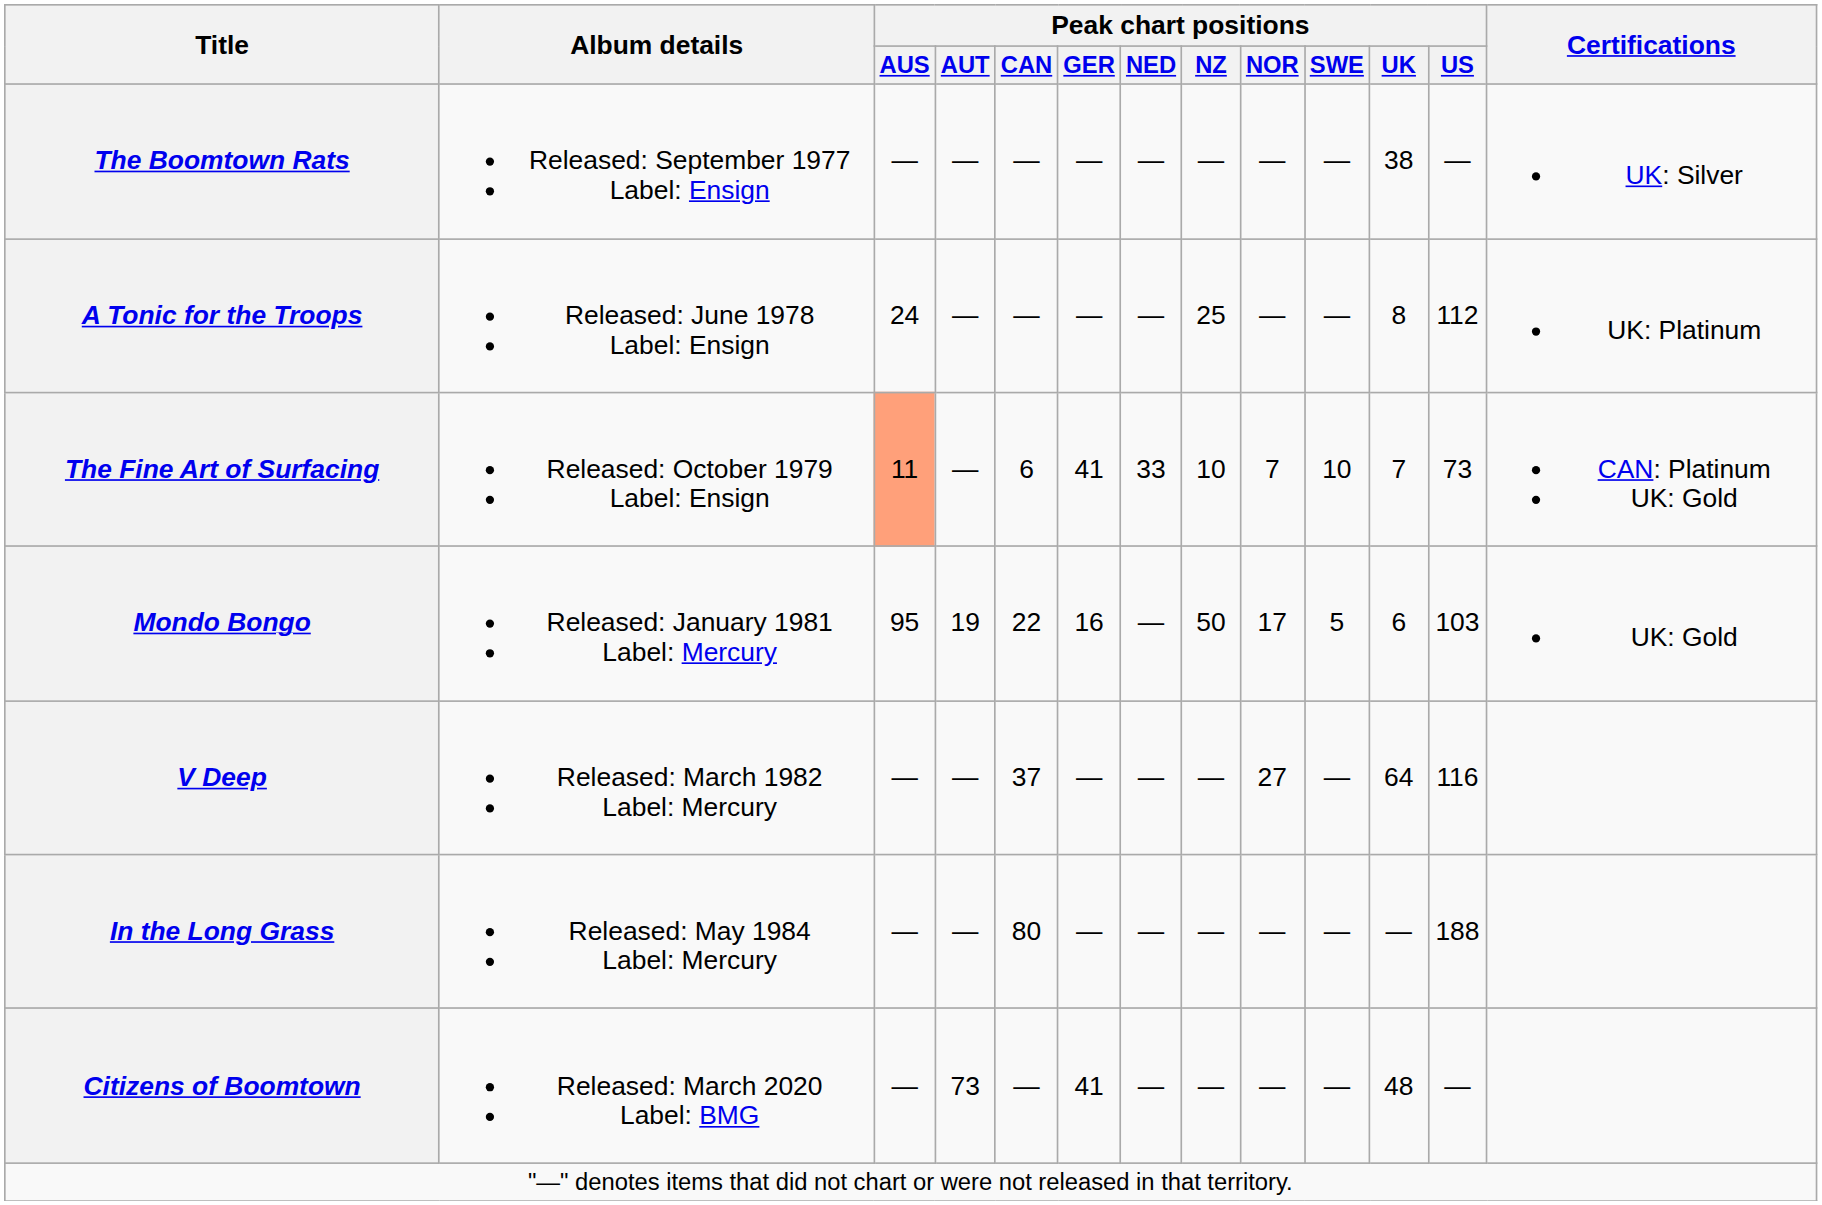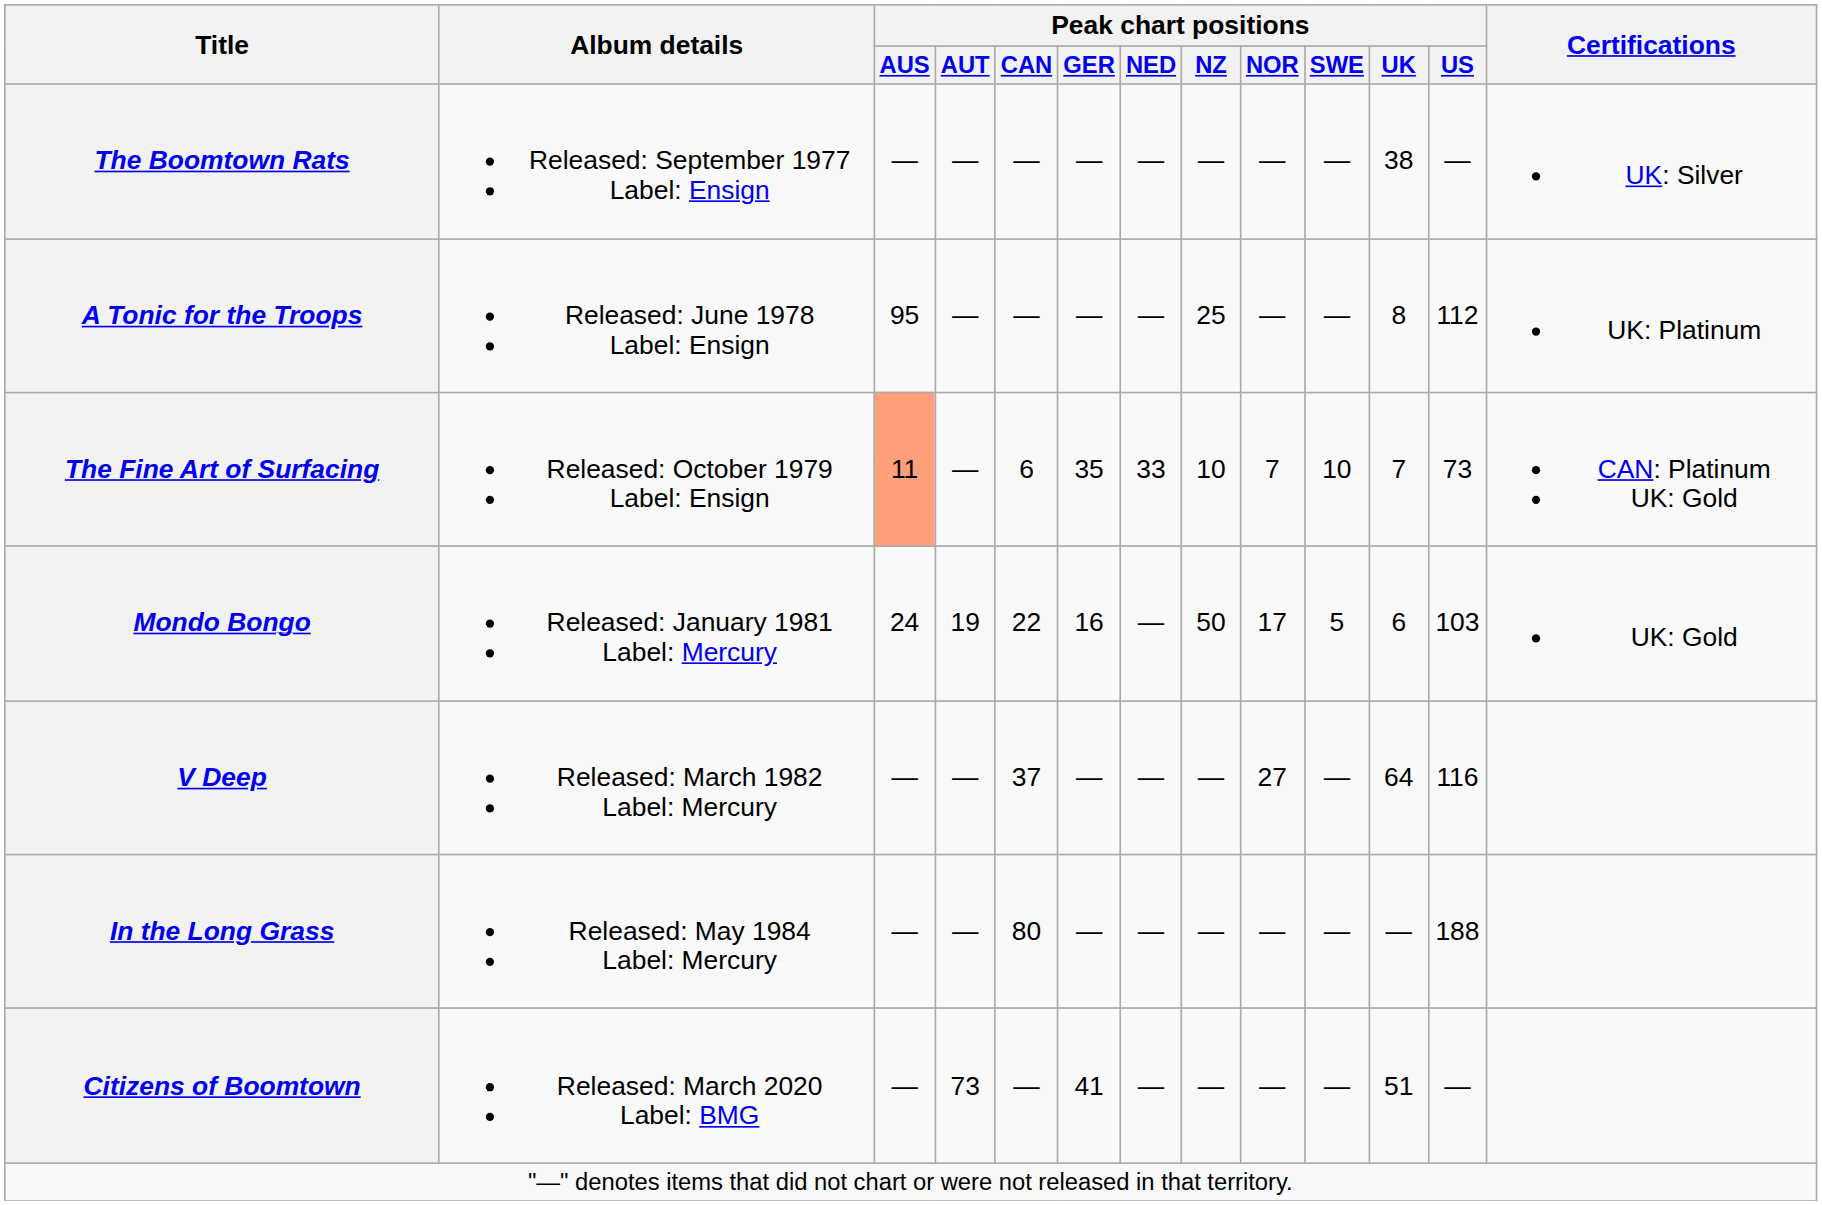(905, 315) 24 -> (905, 315) 95
(1089, 469) 41 -> (1089, 469) 35
(905, 623) 95 -> (905, 623) 24
(1399, 1085) 48 -> (1399, 1085) 51
